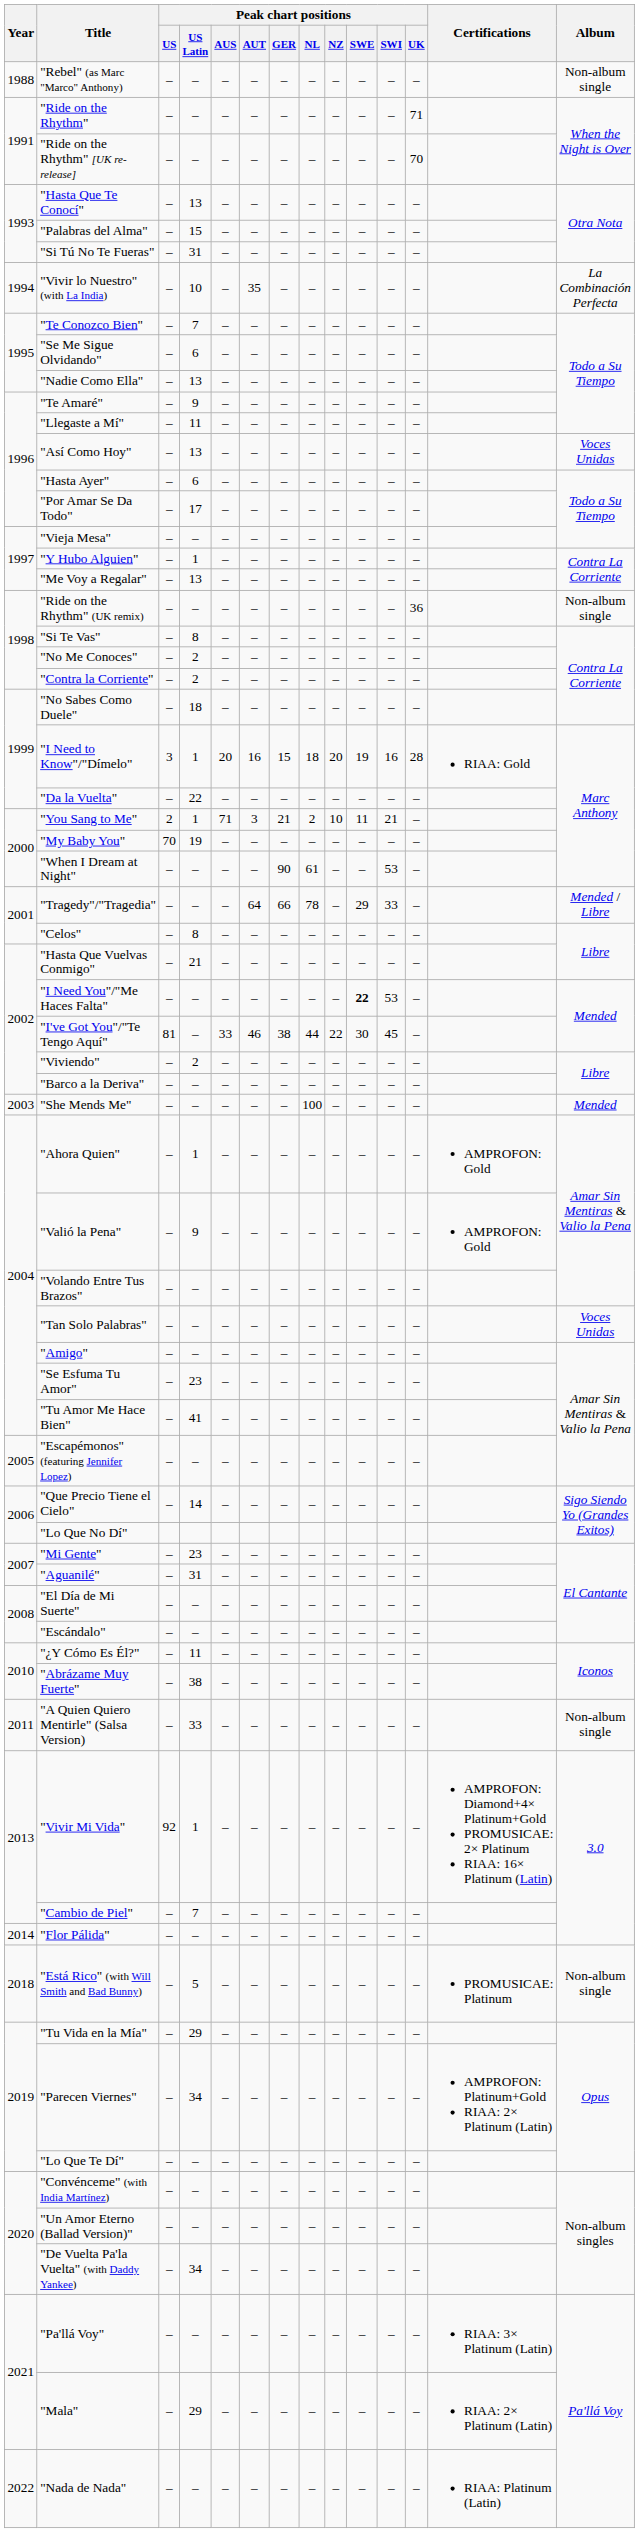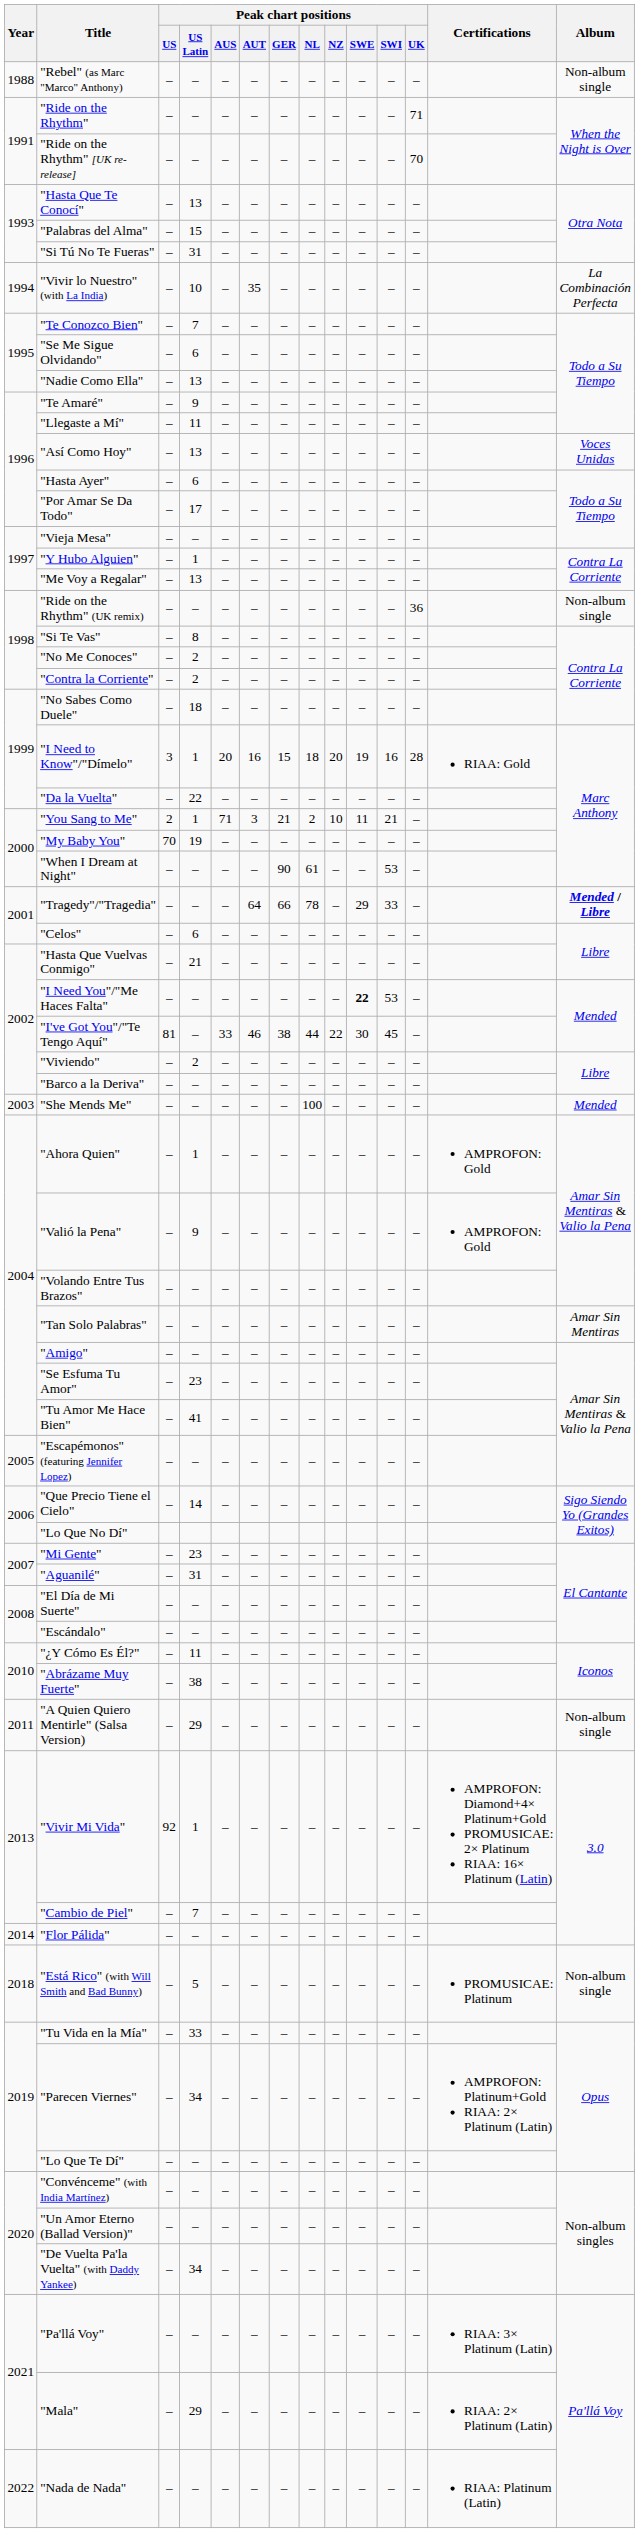(595, 904) normal -> (595, 904) bold
(195, 933) 8 -> (195, 933) 6
(595, 1324) Voces Unidas -> (595, 1324) Amar Sin Mentiras
(195, 1725) 33 -> (195, 1725) 29
(195, 2032) 29 -> (195, 2032) 33
